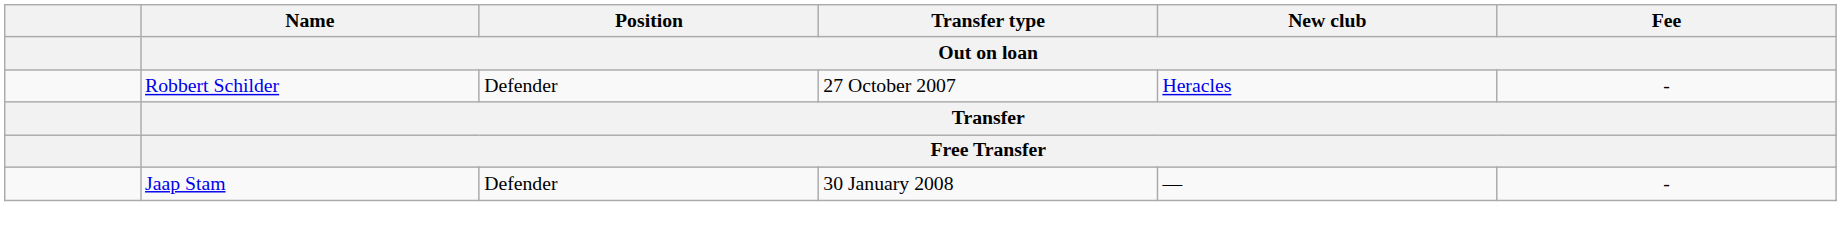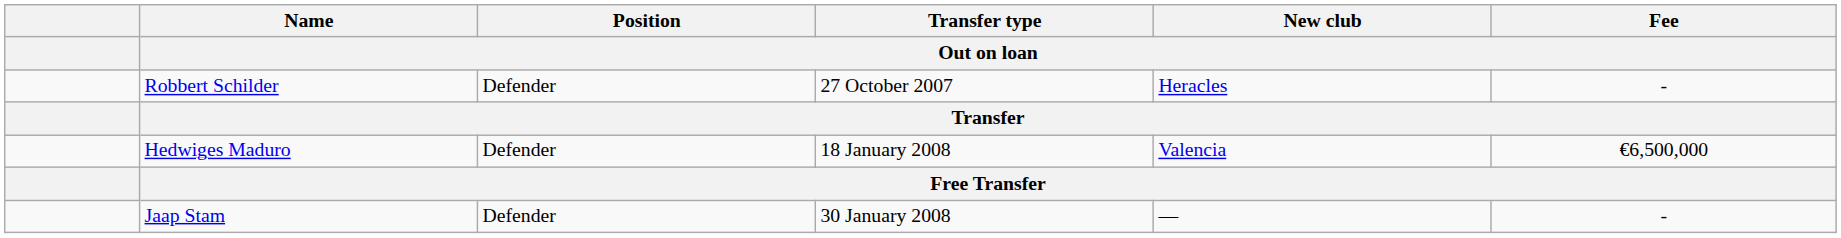+ row: (218, 150)
